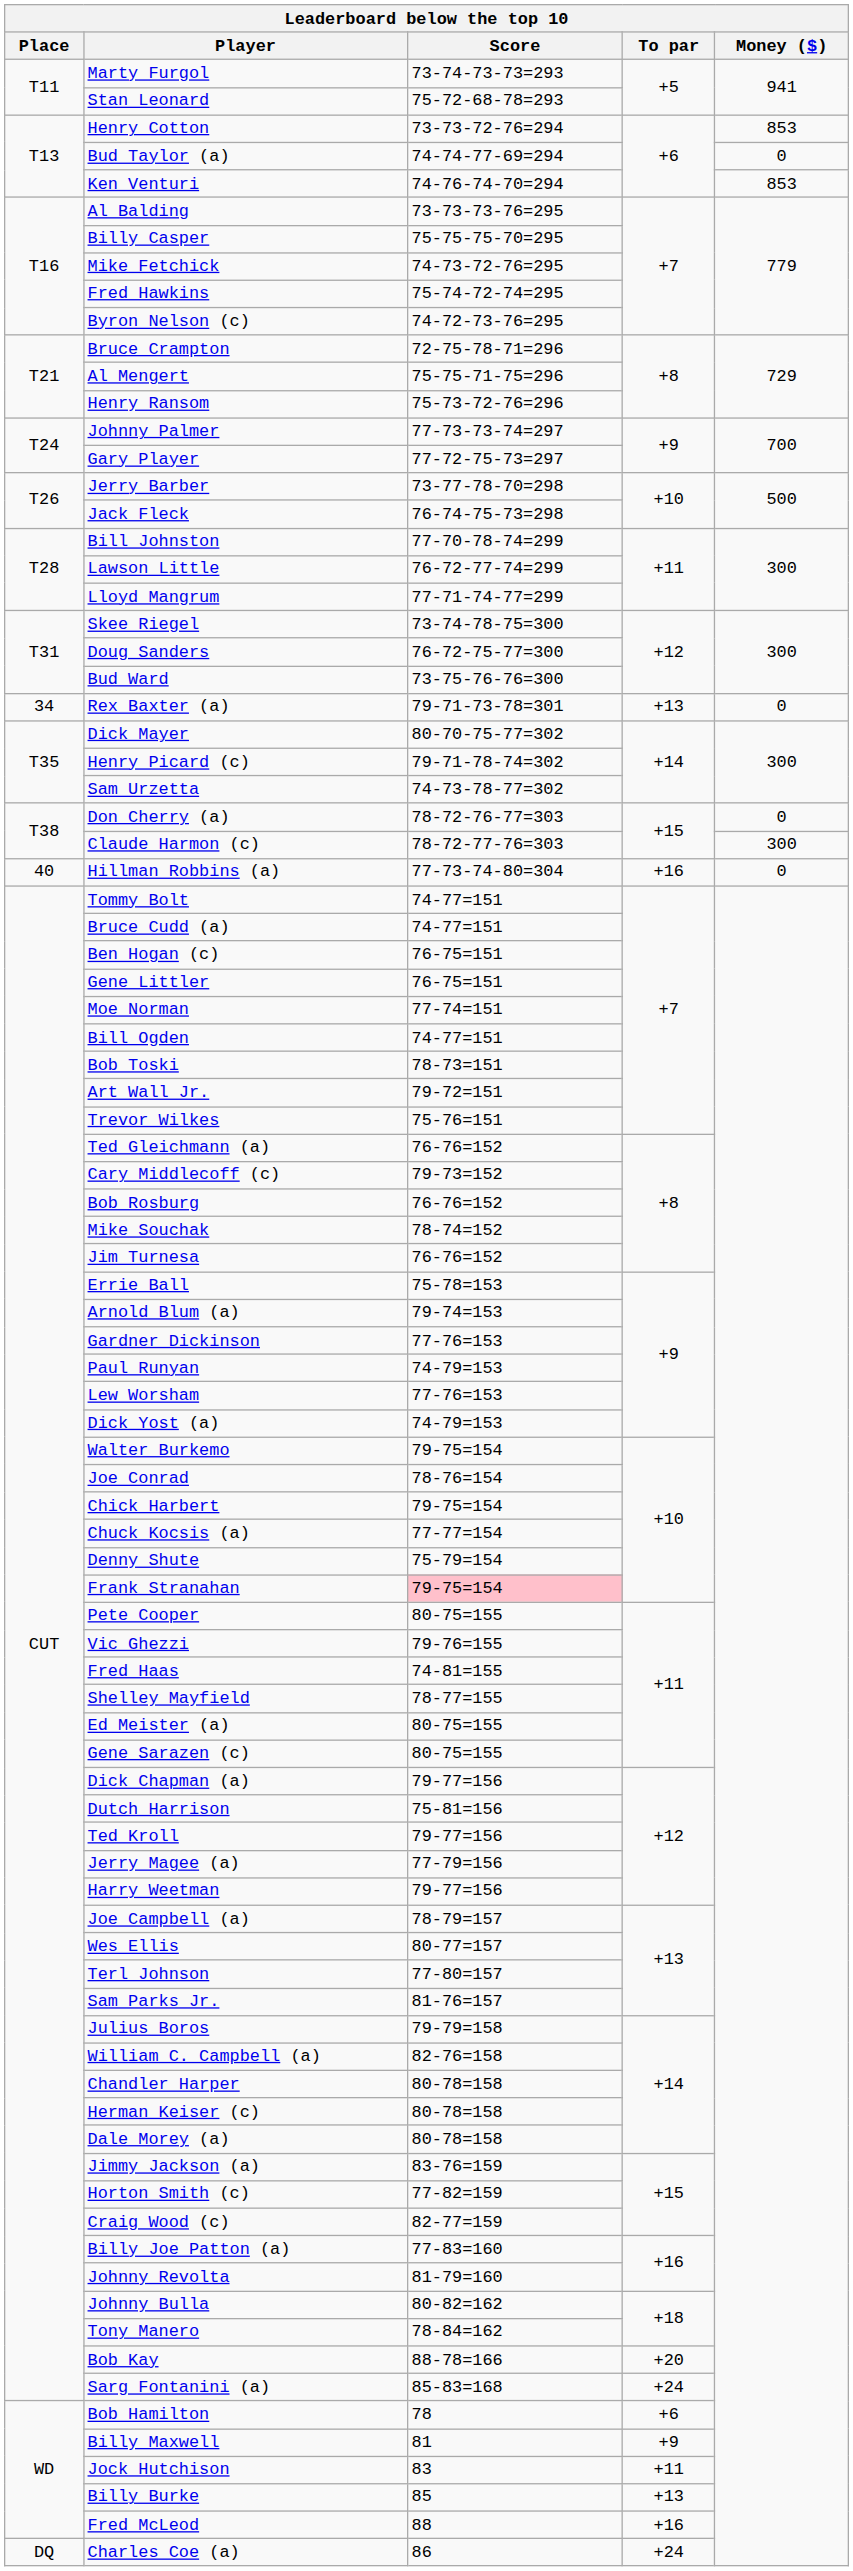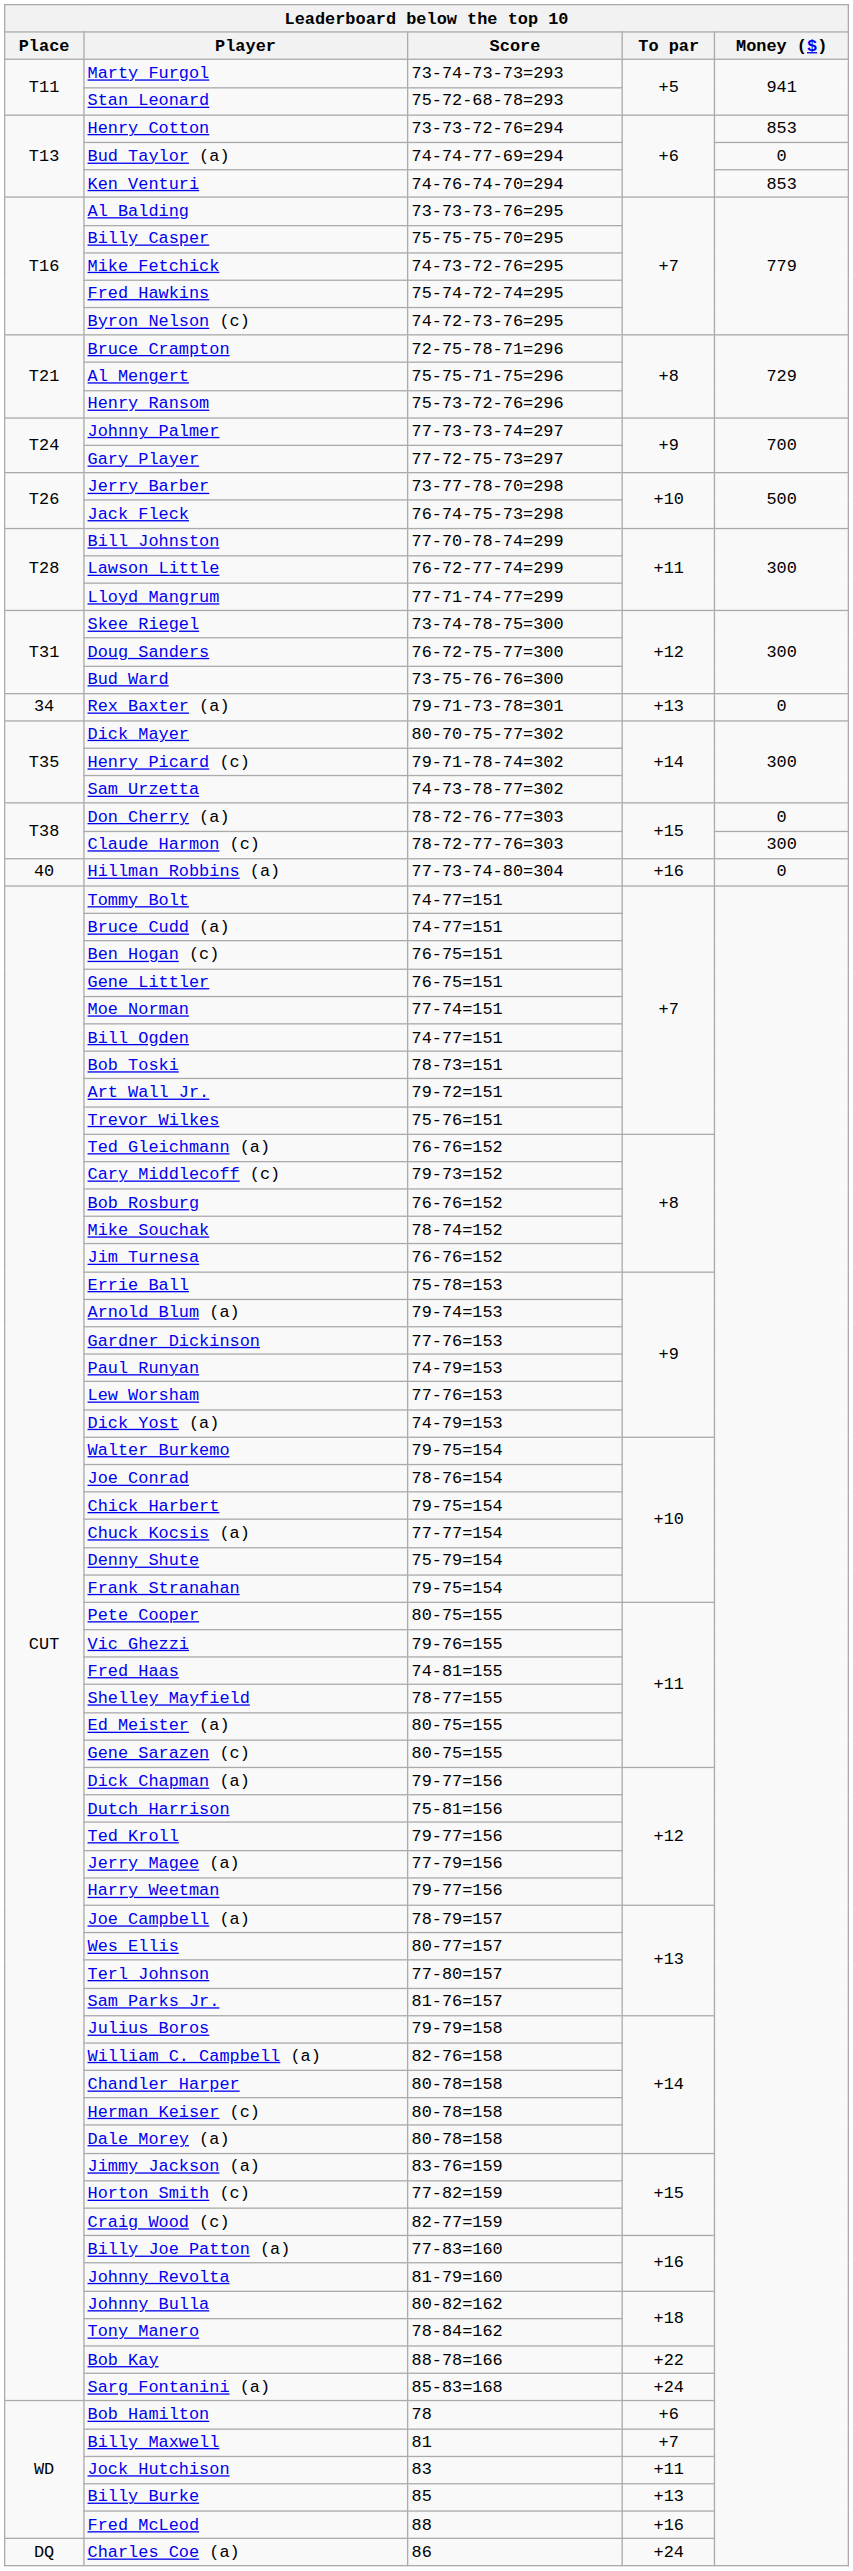(457, 1588) pink background -> (457, 1588) no background
(669, 2360) +20 -> (669, 2360) +22
(669, 2442) +9 -> (669, 2442) +7
